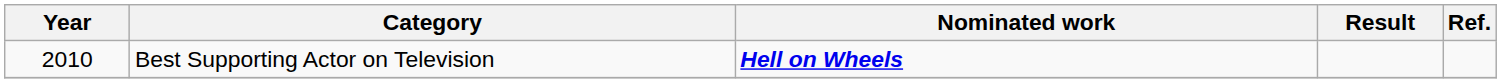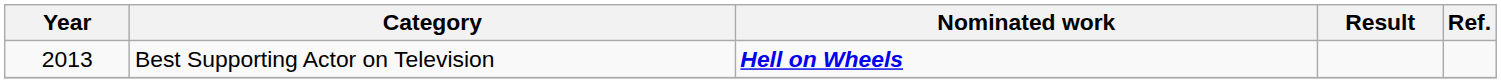(67, 58) 2010 -> (67, 58) 2013
